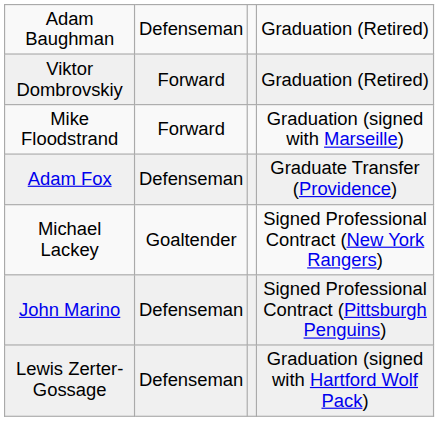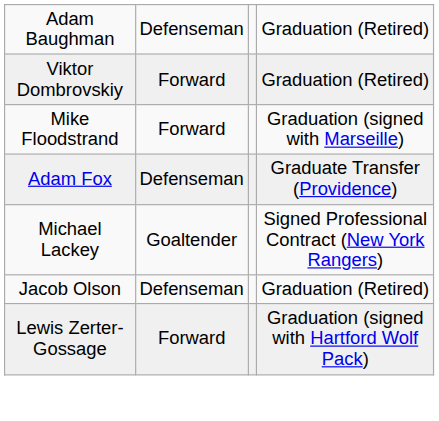- row: (70, 309)
+ row: (70, 289)
(191, 380) Defenseman -> (192, 339) Forward
